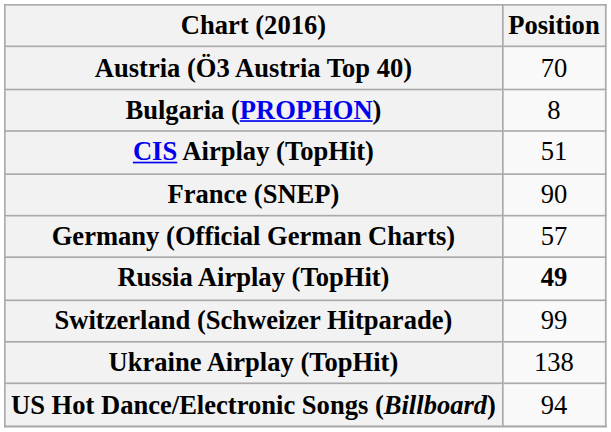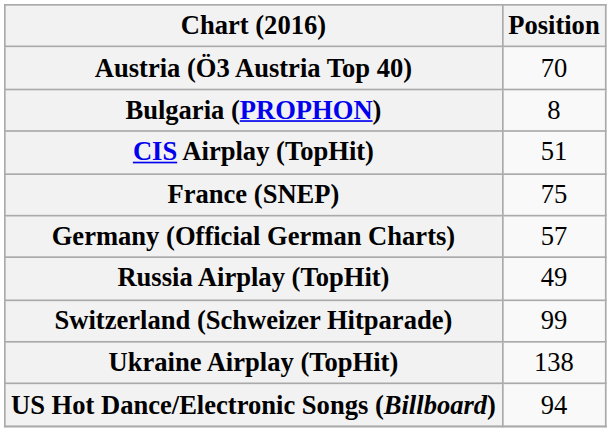(554, 194) 90 -> (554, 194) 75
(554, 278) bold -> (554, 278) normal
